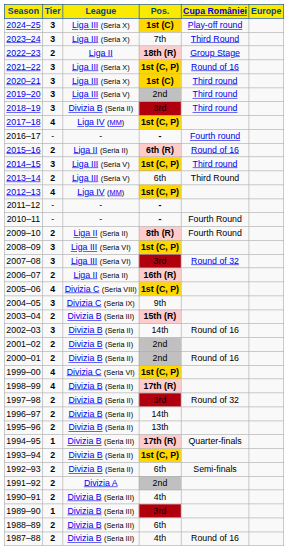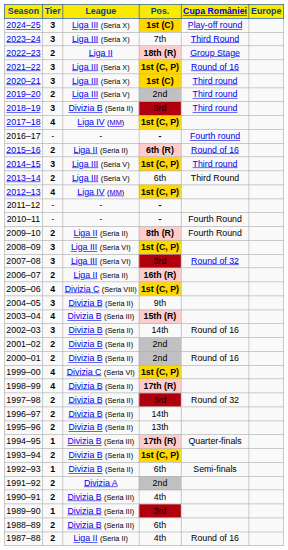(53, 95) 3 -> (53, 95) 2
(101, 303) Divizia C (Seria IX) -> (101, 303) Divizia B (Seria II)
(53, 317) 2 -> (53, 317) 4
(53, 470) 2 -> (53, 470) 1
(101, 539) Divizia B (Seria III) -> (101, 539) Liga II (Seria II)
